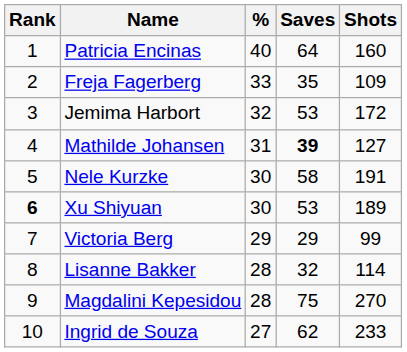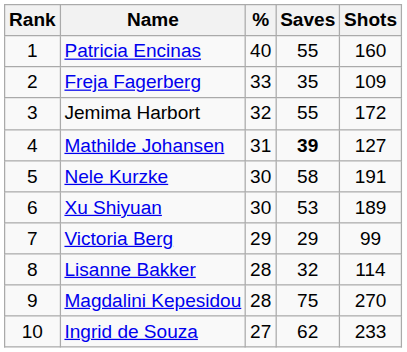(308, 51) 64 -> (308, 51) 55
(308, 113) 53 -> (308, 113) 55
(32, 207) bold -> (32, 207) normal
